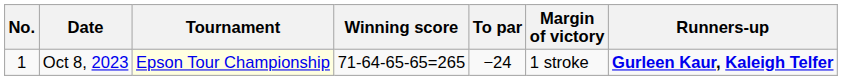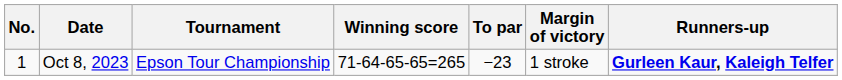(233, 63) lightyellow background -> (233, 63) no background
(497, 63) −24 -> (497, 63) −23
